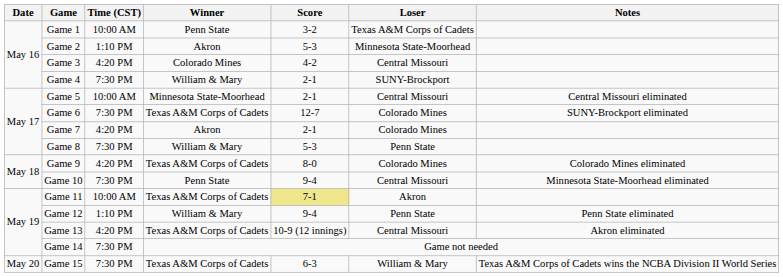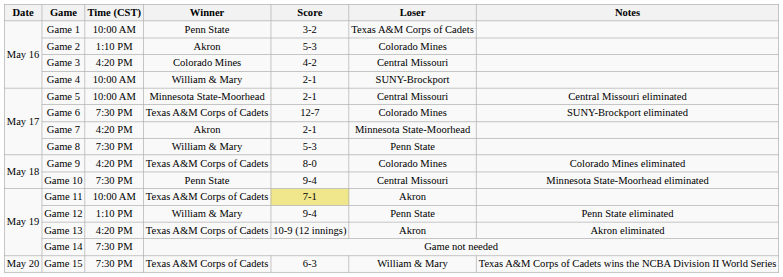(413, 46) Minnesota State-Moorhead -> (413, 46) Colorado Mines
(114, 79) 7:30 PM -> (114, 79) 10:00 AM
(413, 130) Colorado Mines -> (413, 130) Minnesota State-Moorhead
(413, 230) Central Missouri -> (413, 230) Akron
